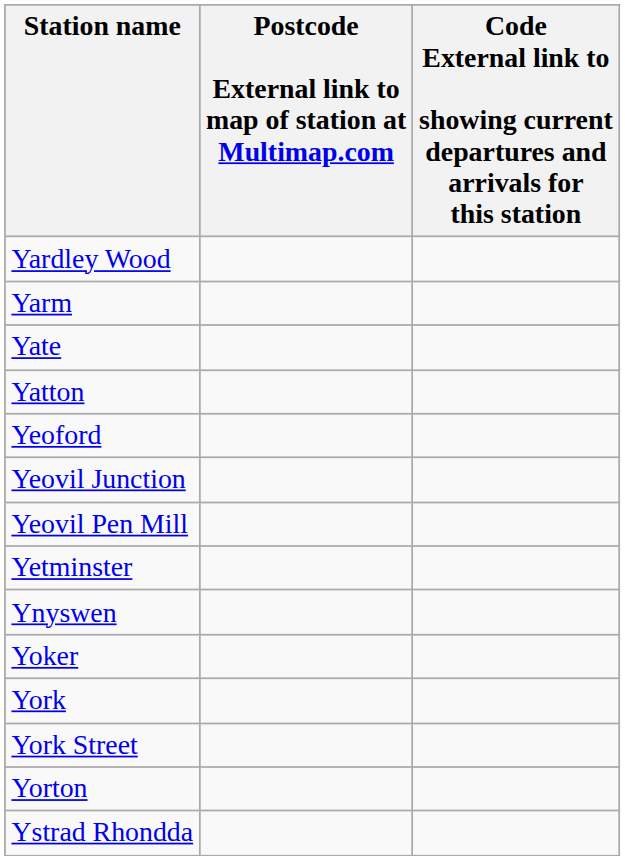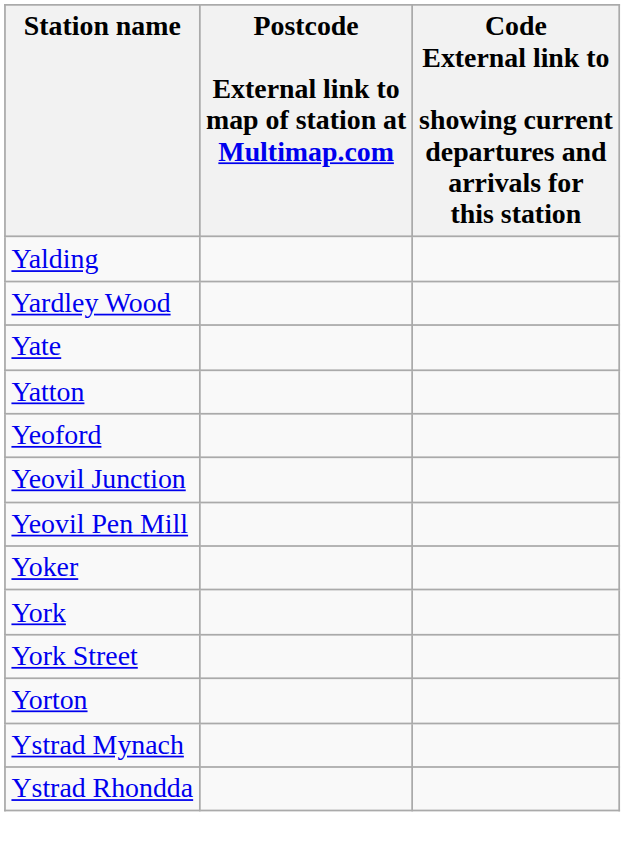+ row: (55, 258)
- row: (42, 302)
- row: (72, 567)
- row: (64, 611)
+ row: (98, 744)
